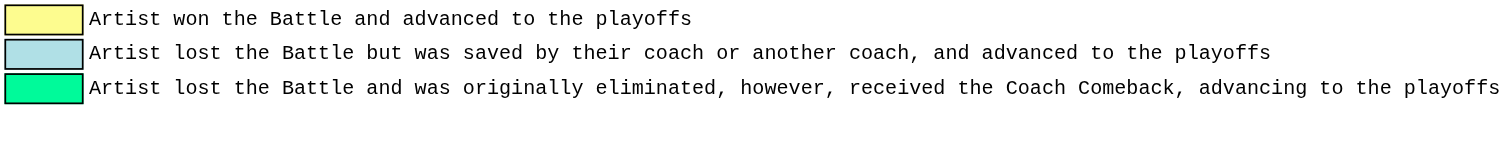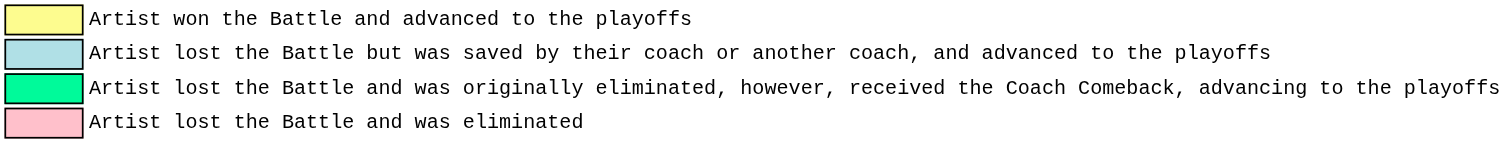+ row: (336, 123)
